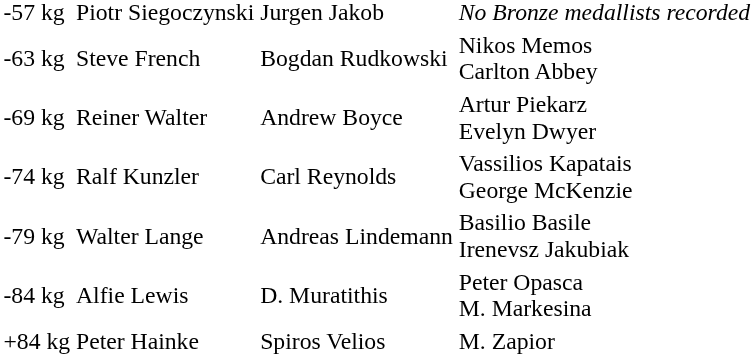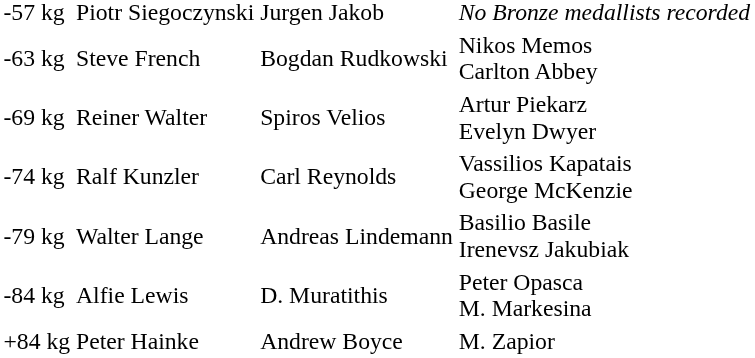(332, 117) Andrew Boyce -> (323, 117) Spiros Velios
(323, 341) Spiros Velios -> (332, 341) Andrew Boyce
